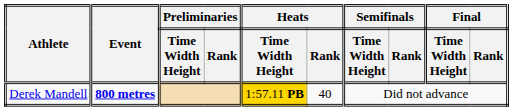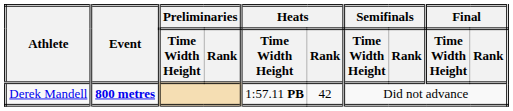(275, 94) gold background -> (275, 94) no background
(325, 94) 40 -> (325, 94) 42
